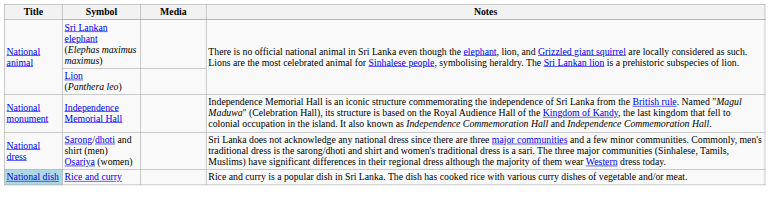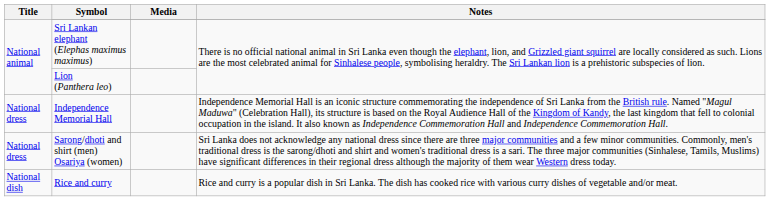(27, 113) National monument -> (23, 113) National dress
(33, 177) lightblue background -> (23, 182) no background
